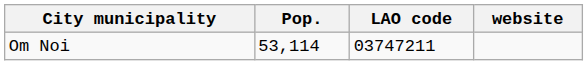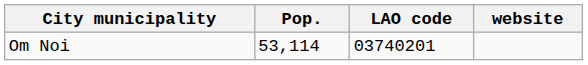(395, 46) 03747211 -> (395, 46) 03740201
